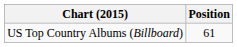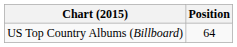(209, 33) 61 -> (209, 33) 64
